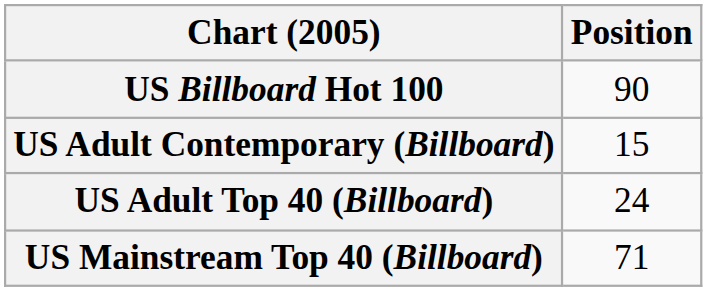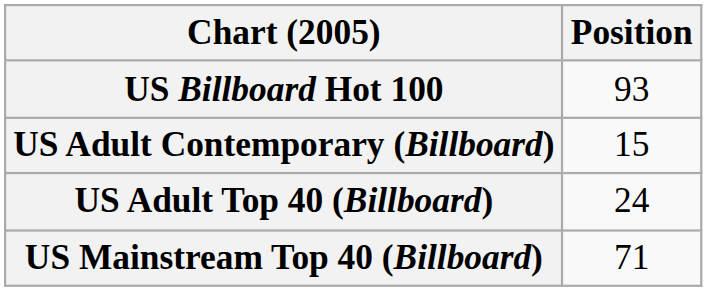(632, 88) 90 -> (632, 88) 93
